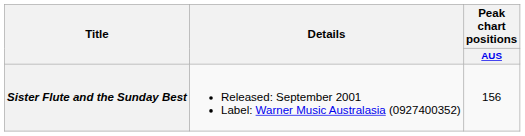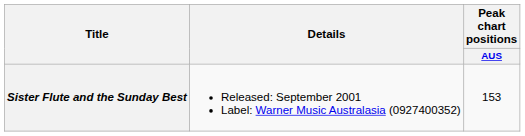(492, 97) 156 -> (492, 97) 153
